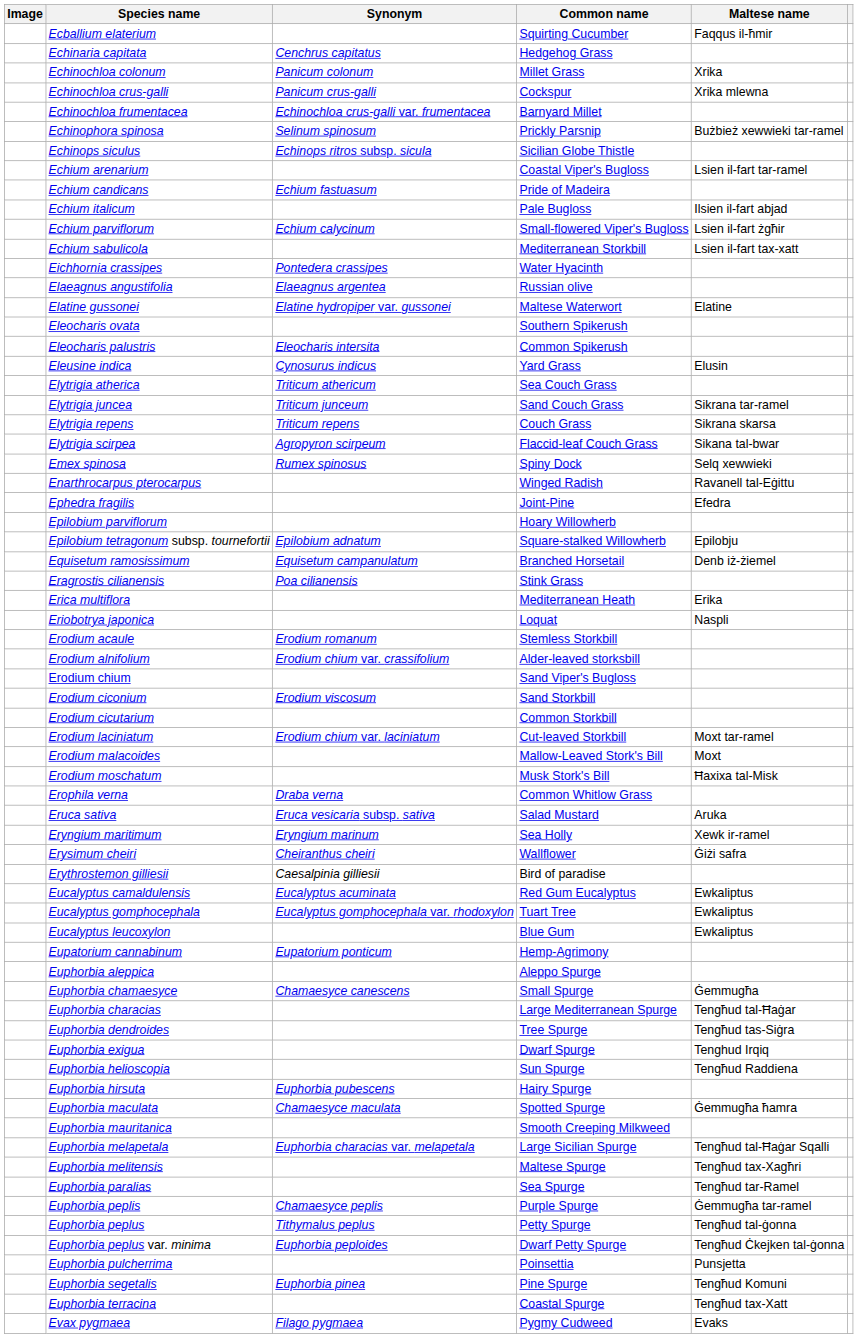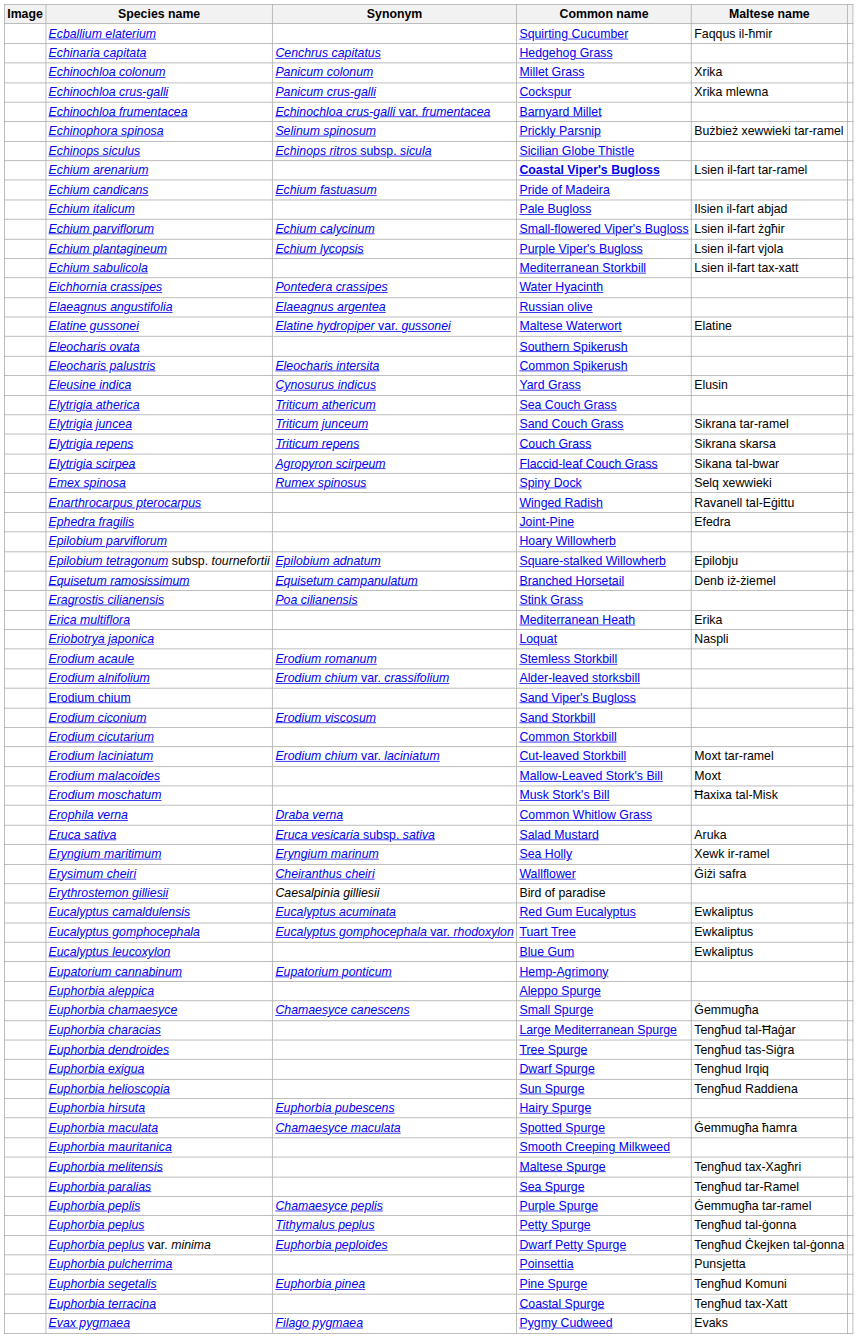(584, 170) normal -> (590, 170) bold
+ row: (108, 248)
- row: (108, 1147)
